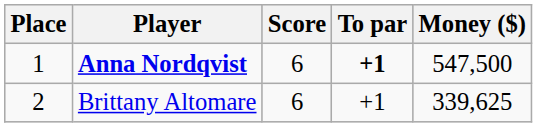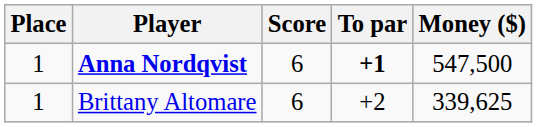(38, 102) 2 -> (38, 102) 1
(372, 102) +1 -> (372, 102) +2
